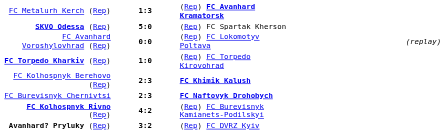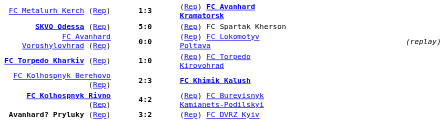- row: (58, 95)
